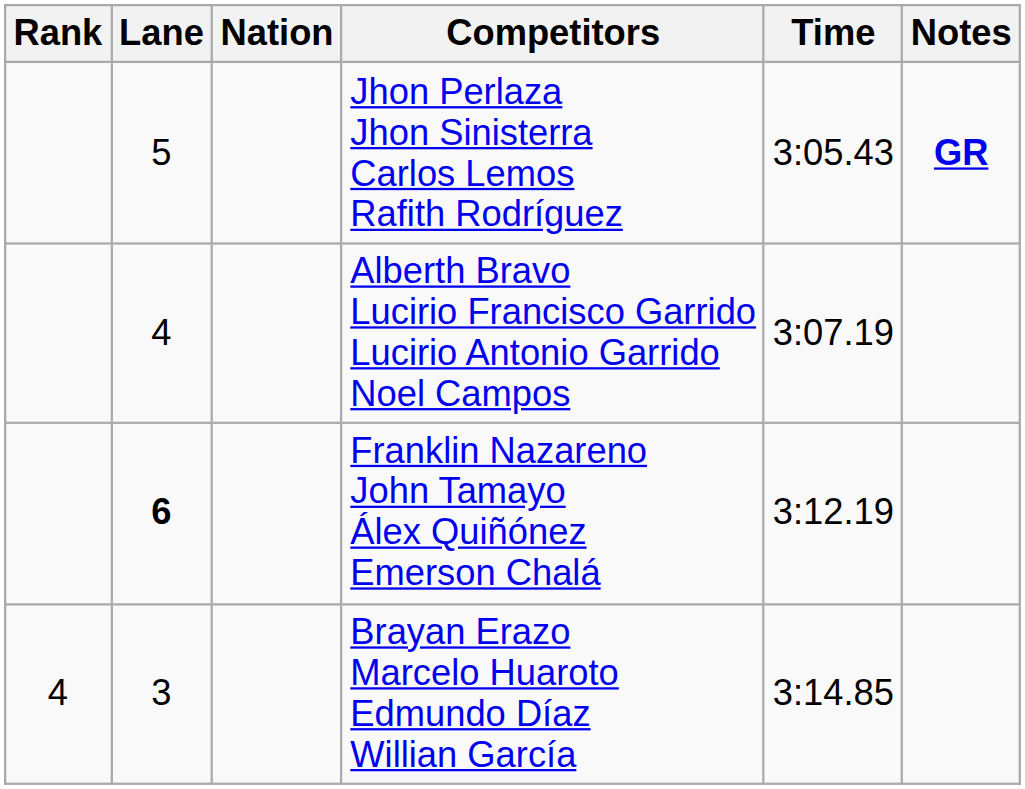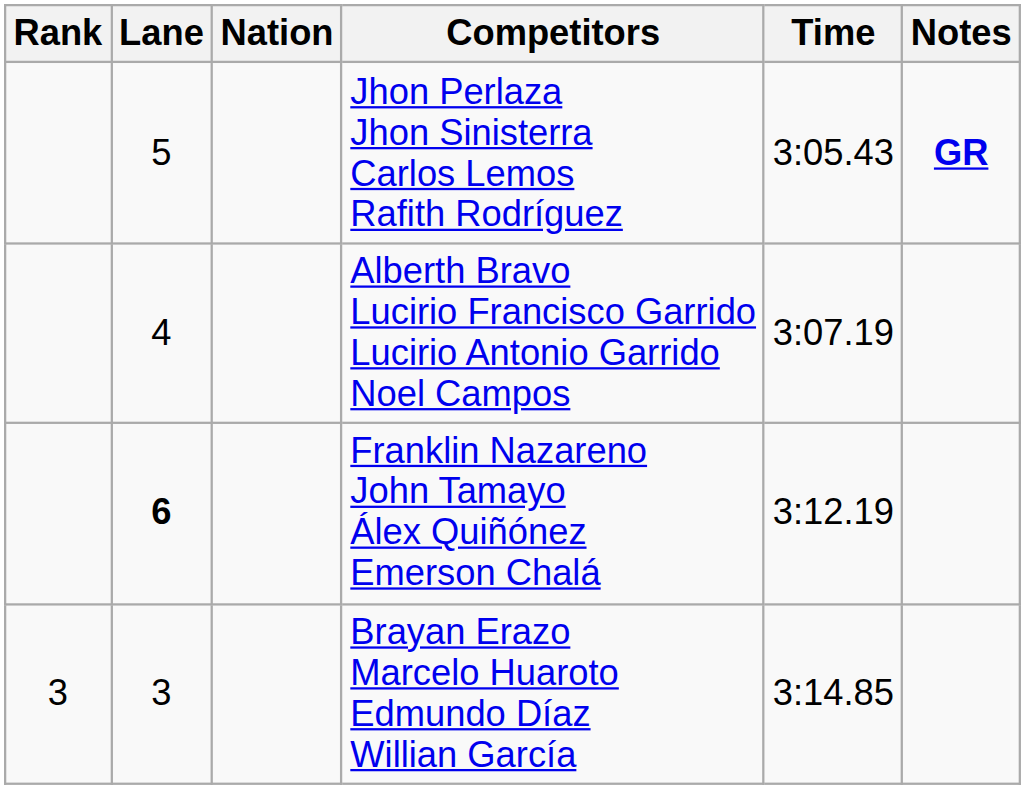(58, 692) 4 -> (58, 692) 3
